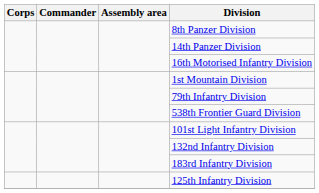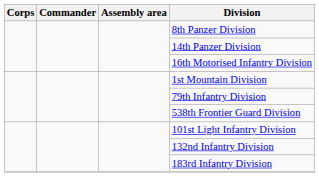- row: (222, 180)
